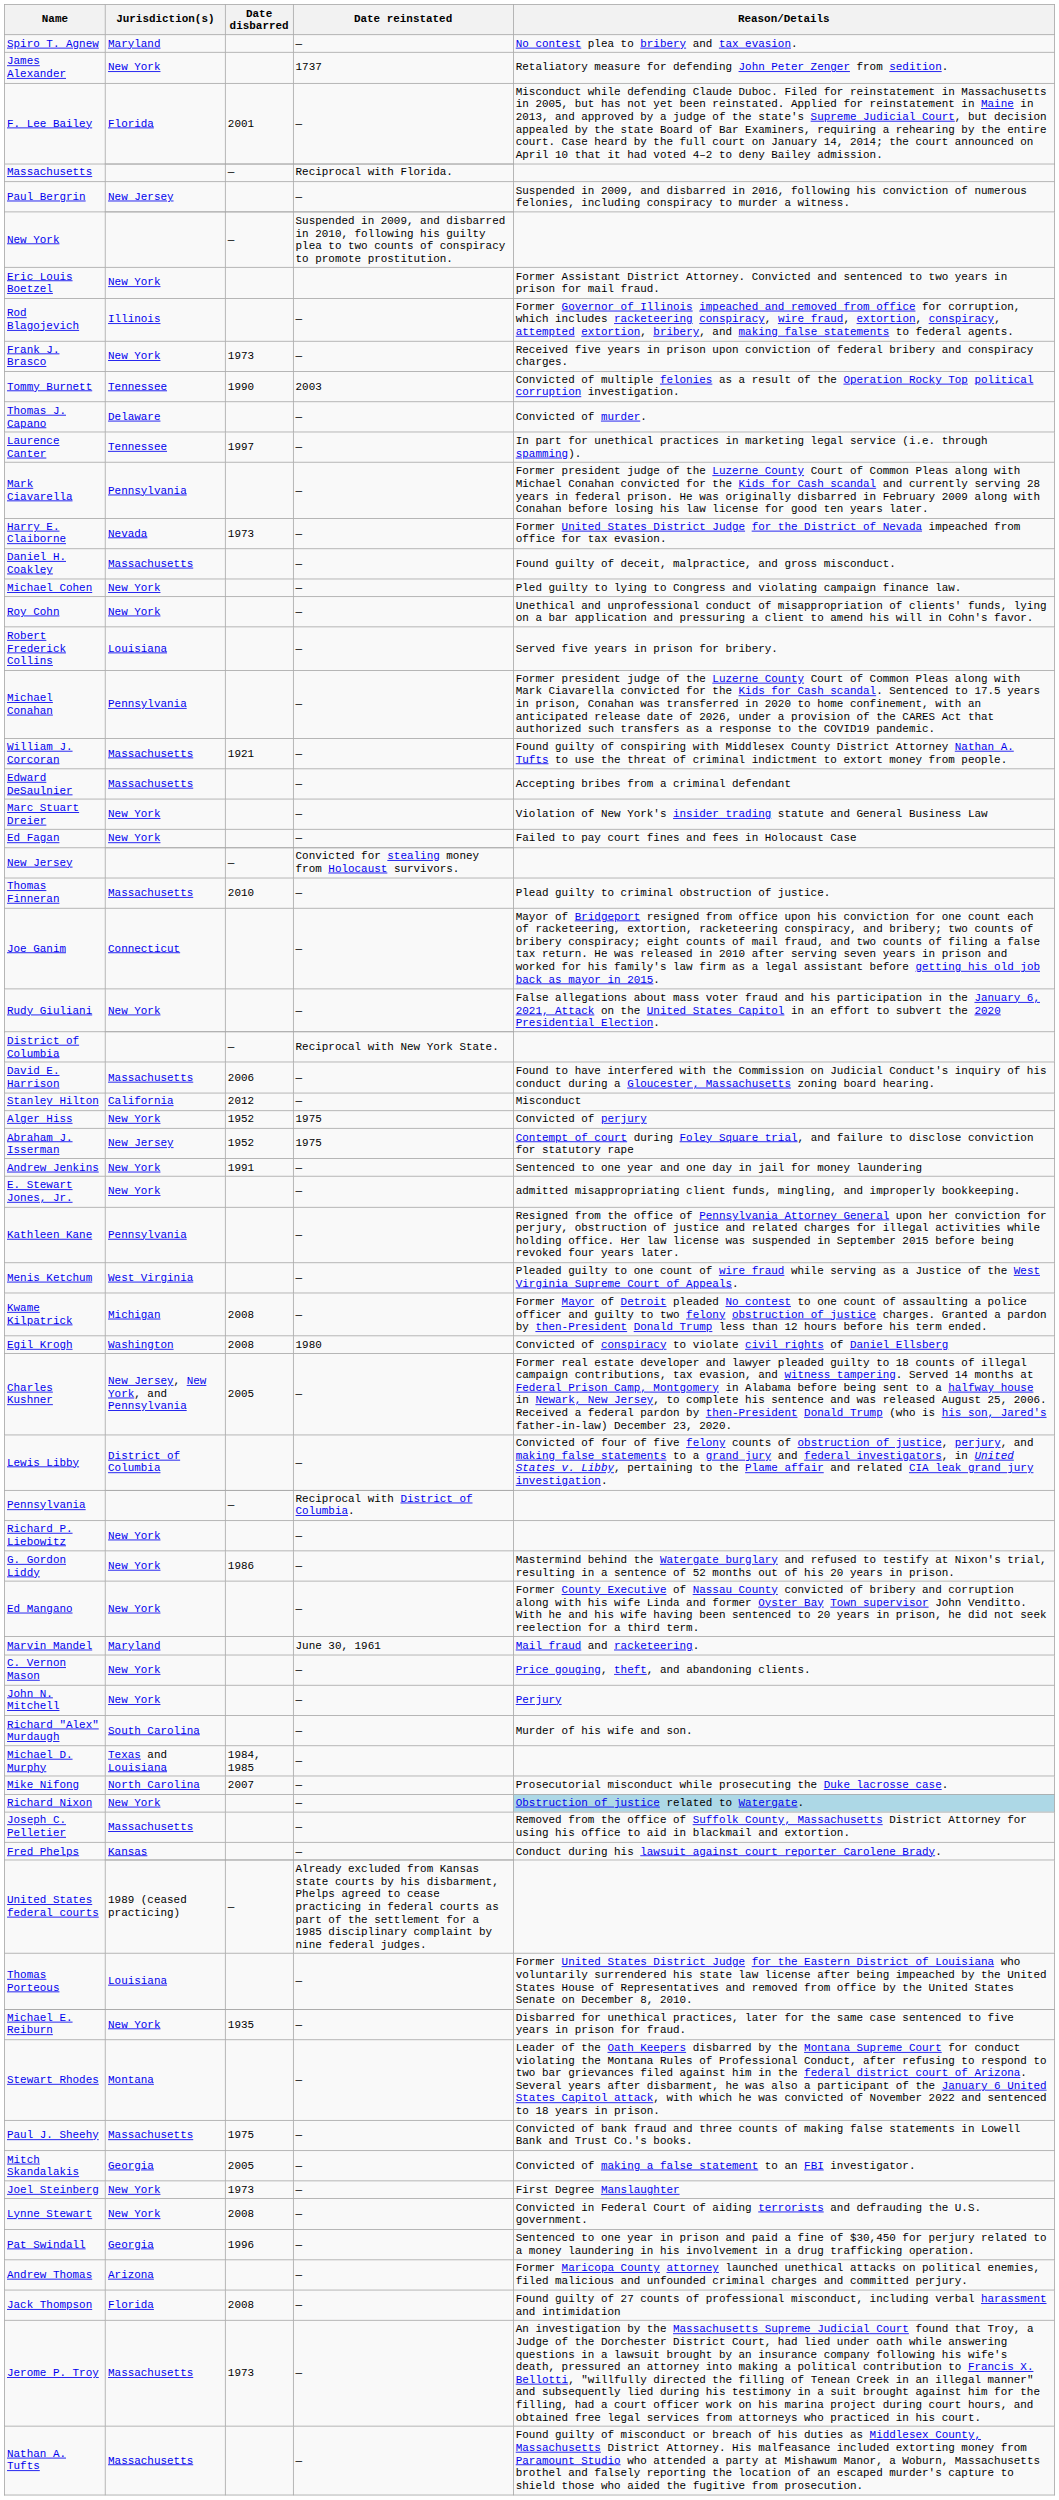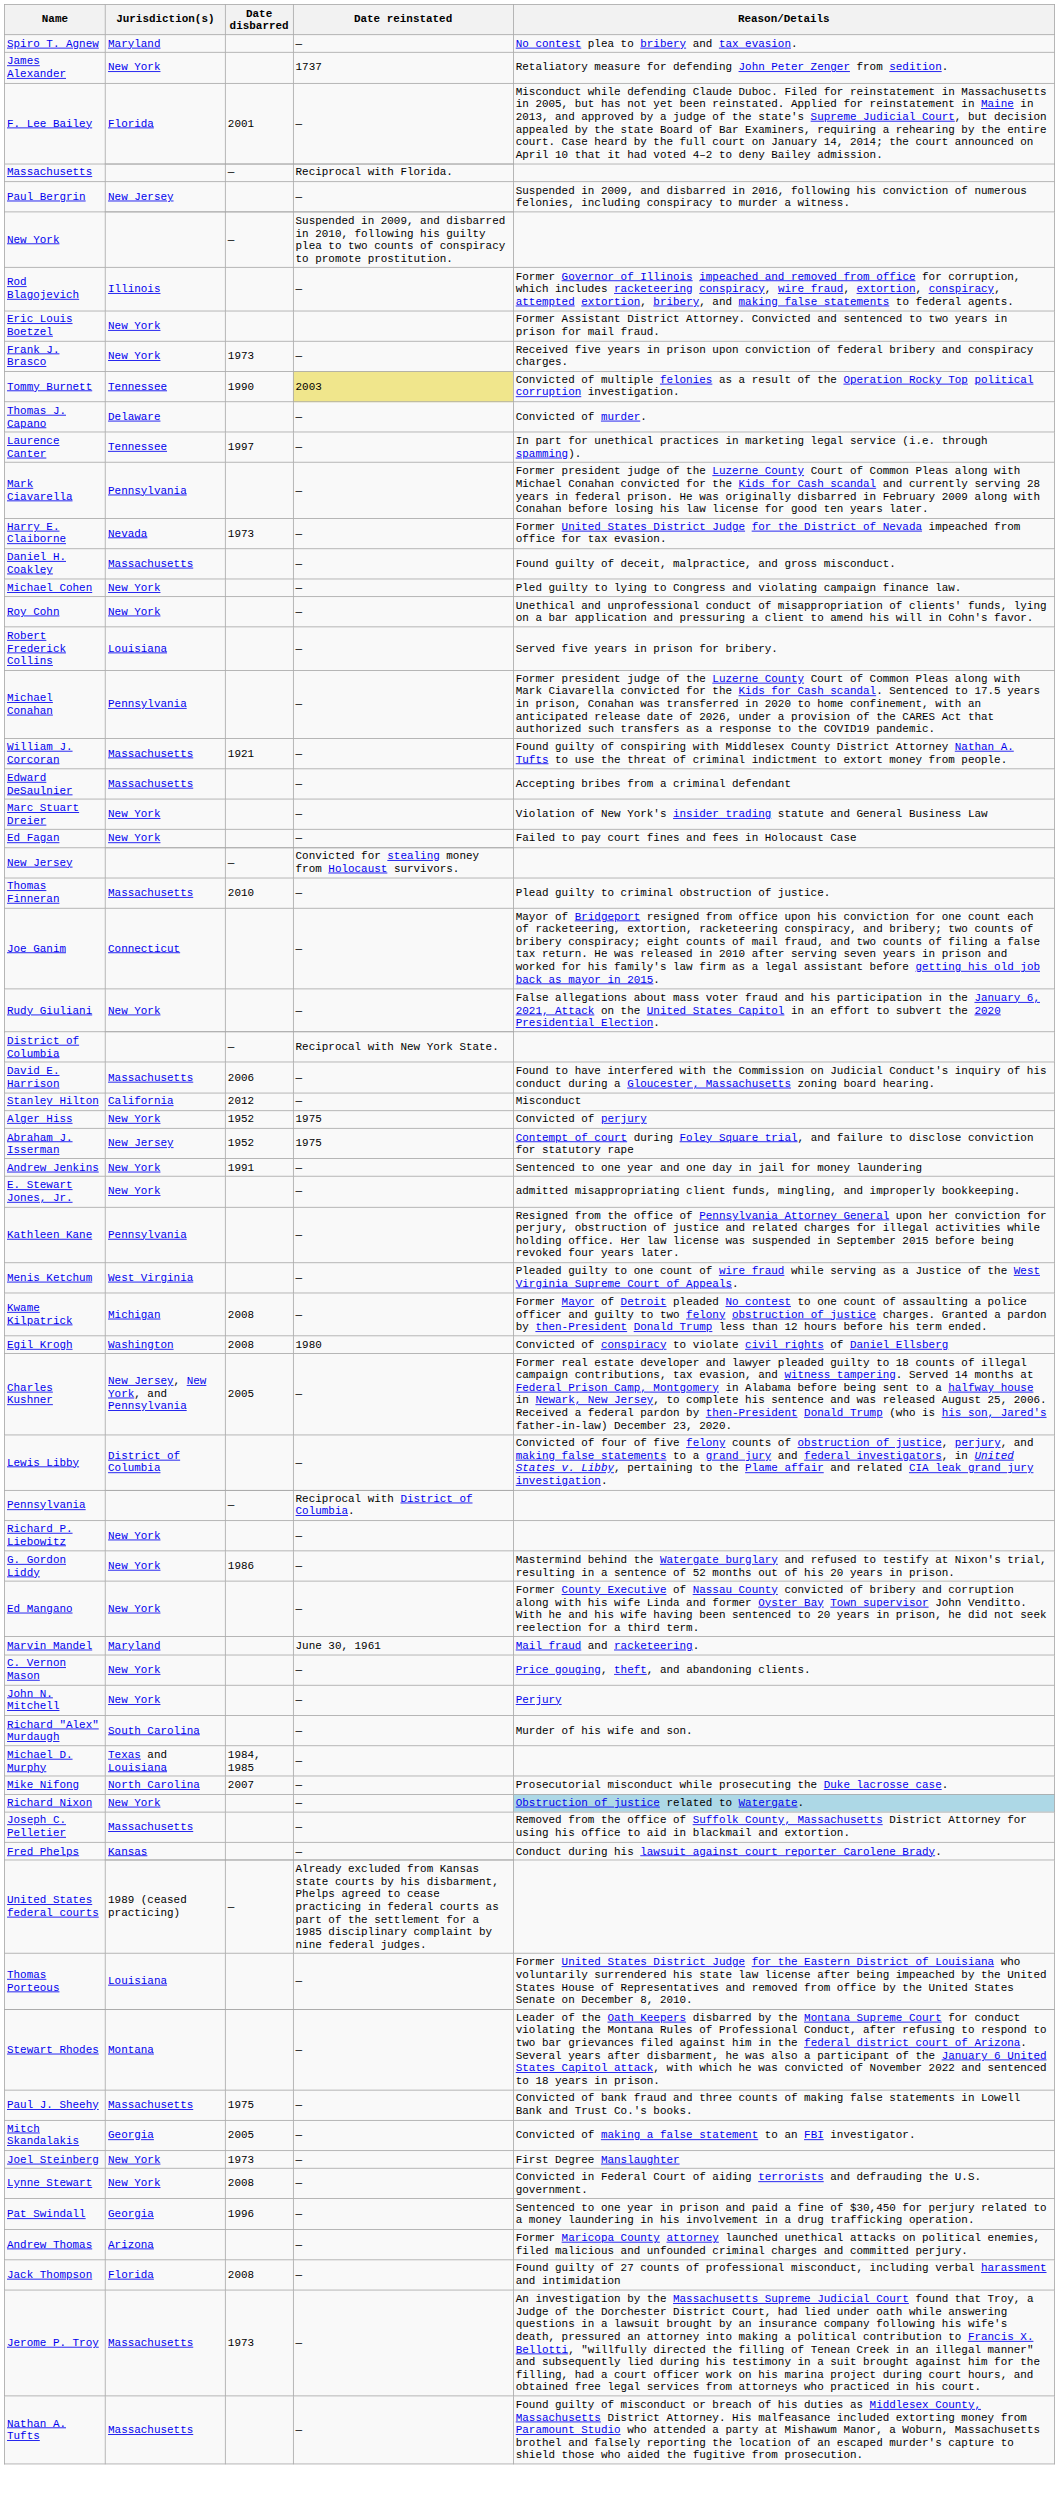rows swapped: (43, 319) <-> (40, 283)
(309, 387) no background -> (309, 387) khaki background
- row: (40, 2024)
